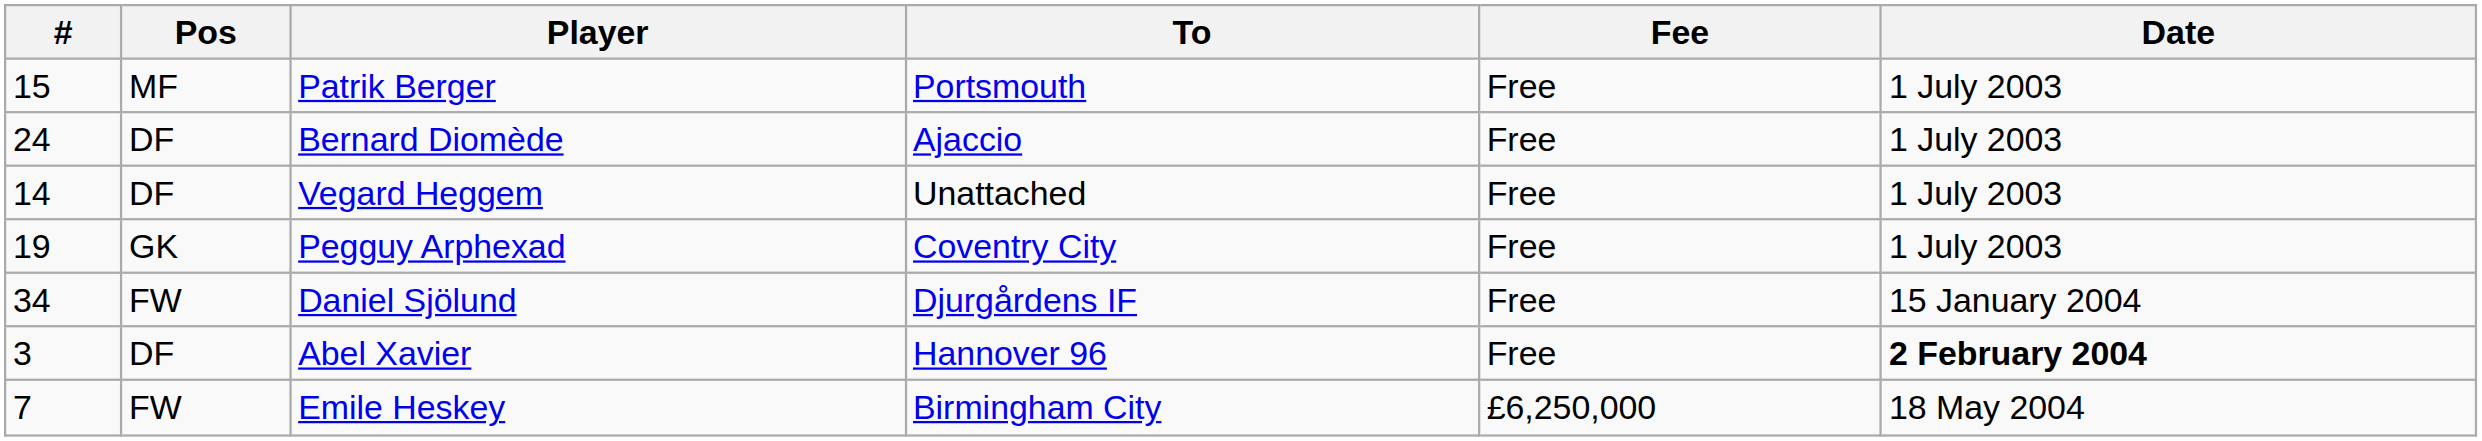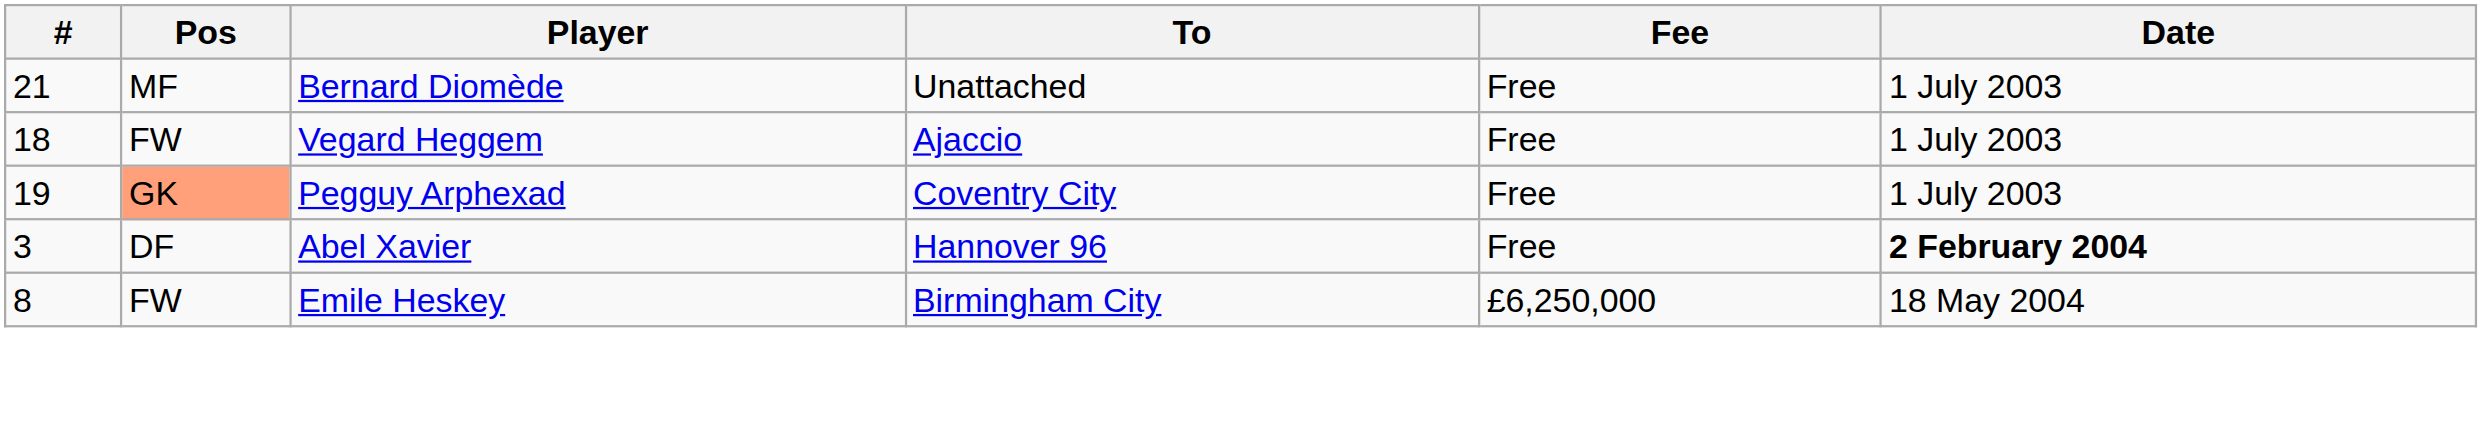- row: (397, 86)
(32, 139) 24 -> (32, 86) 21
(152, 139) DF -> (154, 86) MF
(968, 139) Ajaccio -> (1000, 86) Unattached
(32, 193) 14 -> (32, 139) 18
(152, 193) DF -> (155, 139) FW
(1000, 193) Unattached -> (968, 139) Ajaccio
(154, 247) no background -> (154, 193) lightsalmon background
- row: (407, 300)
(22, 408) 7 -> (22, 300) 8
